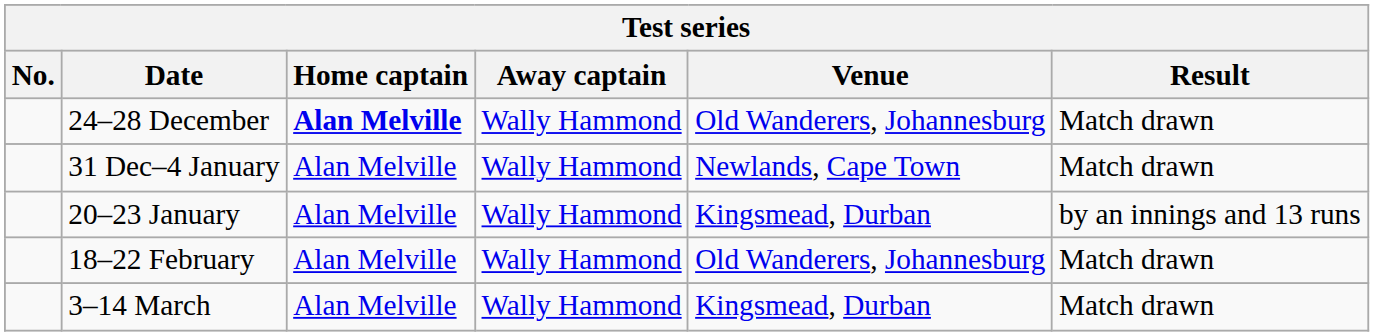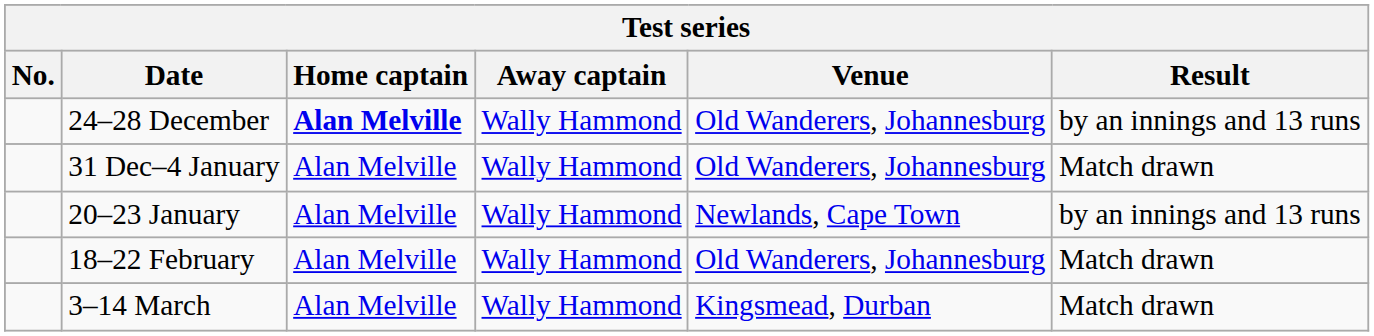(1137, 120) Match drawn -> (1210, 120) by an innings and 13 runs
(828, 167) Newlands, Cape Town -> (870, 167) Old Wanderers, Johannesburg
(813, 213) Kingsmead, Durban -> (828, 213) Newlands, Cape Town
